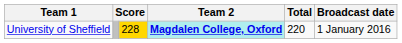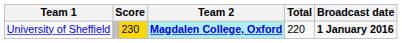(130, 30) 228 -> (130, 30) 230
(354, 30) normal -> (355, 30) bold
